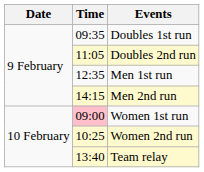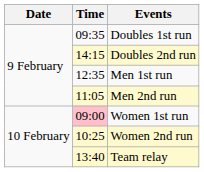(90, 55) 11:05 -> (90, 55) 14:15
(90, 95) 14:15 -> (90, 95) 11:05
